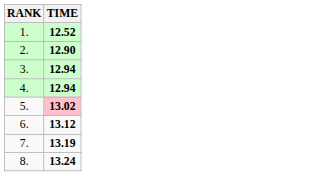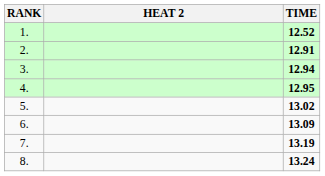+ column: (164, 13)
(62, 50) 12.90 -> (301, 50) 12.91
(62, 87) 12.94 -> (301, 87) 12.95
(62, 106) pink background -> (301, 106) no background
(62, 124) 13.12 -> (301, 124) 13.09
